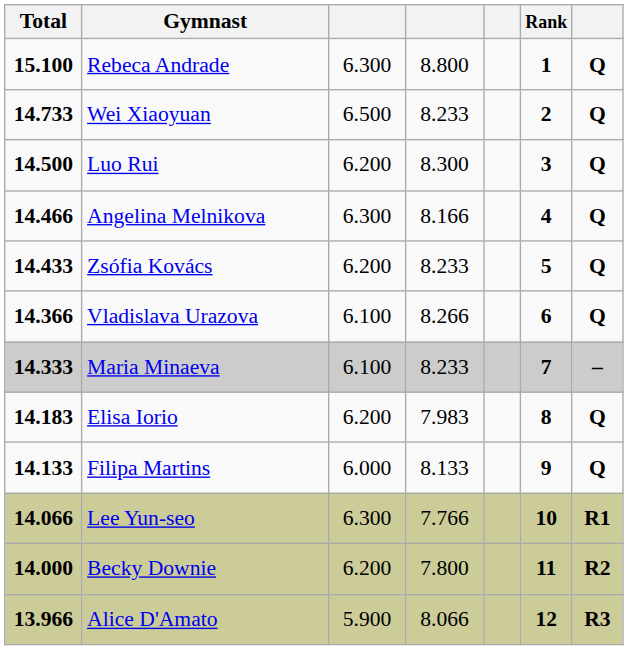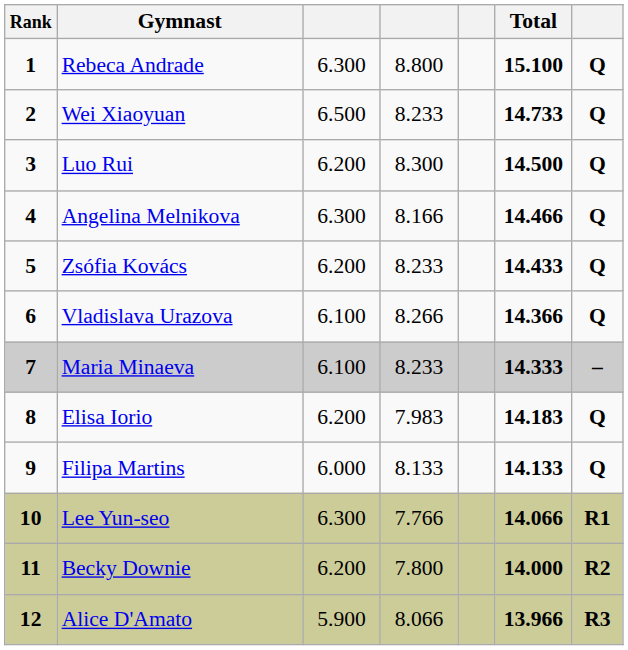columns swapped: (546, 22) <-> (43, 21)
